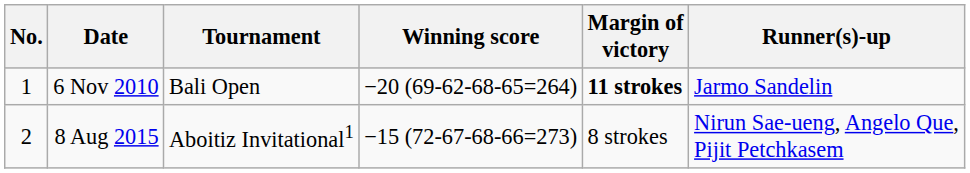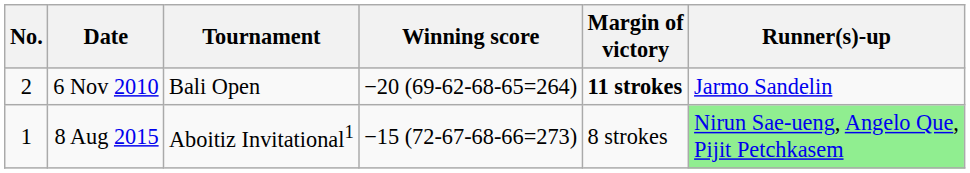(26, 86) 1 -> (26, 86) 2
(26, 136) 2 -> (26, 136) 1
(826, 136) no background -> (826, 136) lightgreen background
